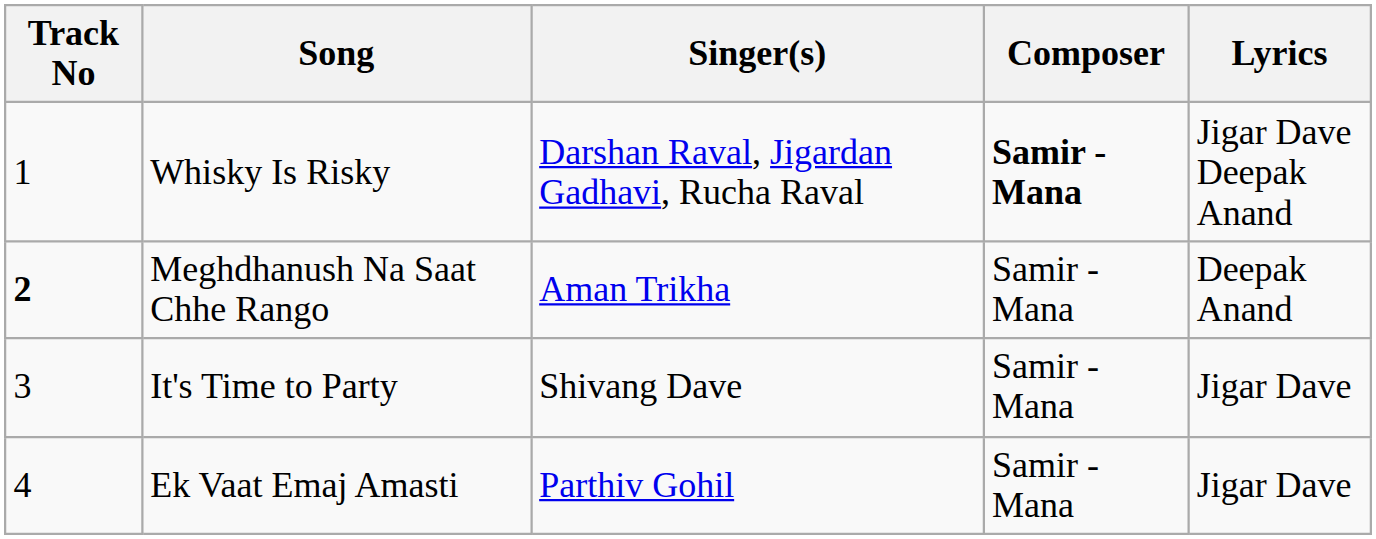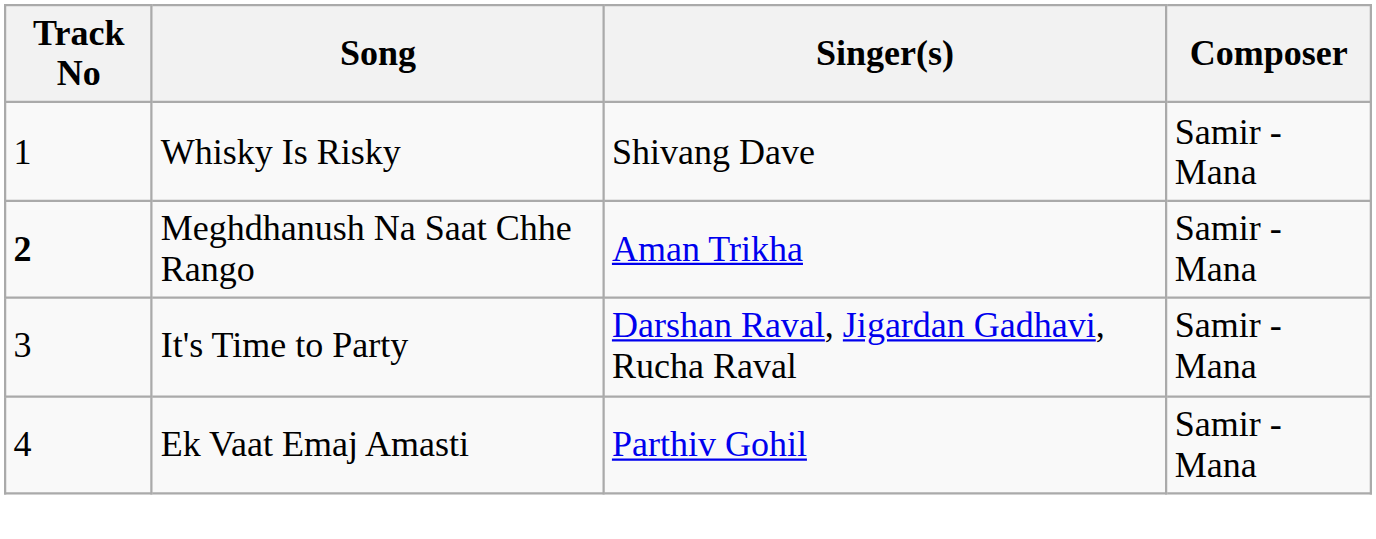- column: (1280, 53)
(716, 171) Darshan Raval, Jigardan Gadhavi, Rucha Raval -> (713, 150) Shivang Dave
(1049, 171) bold -> (1228, 150) normal
(641, 386) Shivang Dave -> (858, 346) Darshan Raval, Jigardan Gadhavi, Rucha Raval
